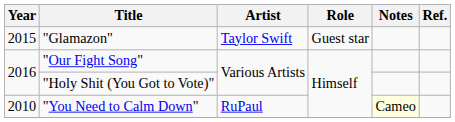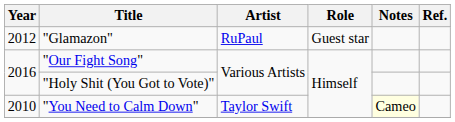(22, 38) 2015 -> (22, 38) 2012
(256, 38) Taylor Swift -> (242, 38) RuPaul
(242, 106) RuPaul -> (256, 106) Taylor Swift
